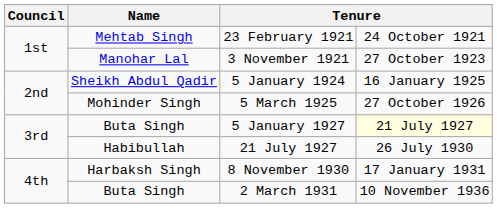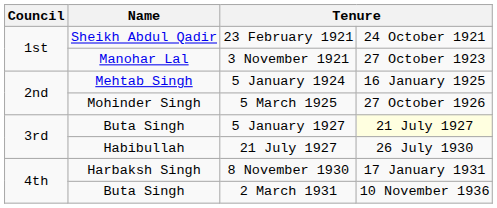(144, 38) Mehtab Singh -> (144, 38) Sheikh Abdul Qadir
(144, 82) Sheikh Abdul Qadir -> (144, 82) Mehtab Singh
